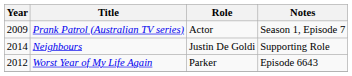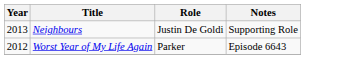- row: (108, 29)
(17, 46) 2014 -> (17, 29) 2013
